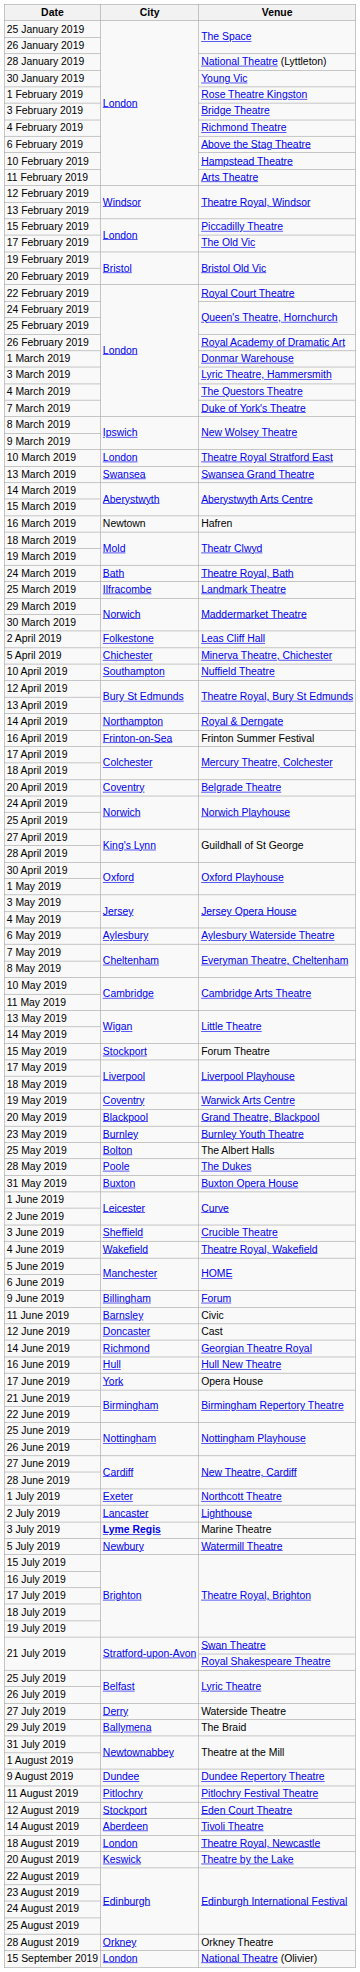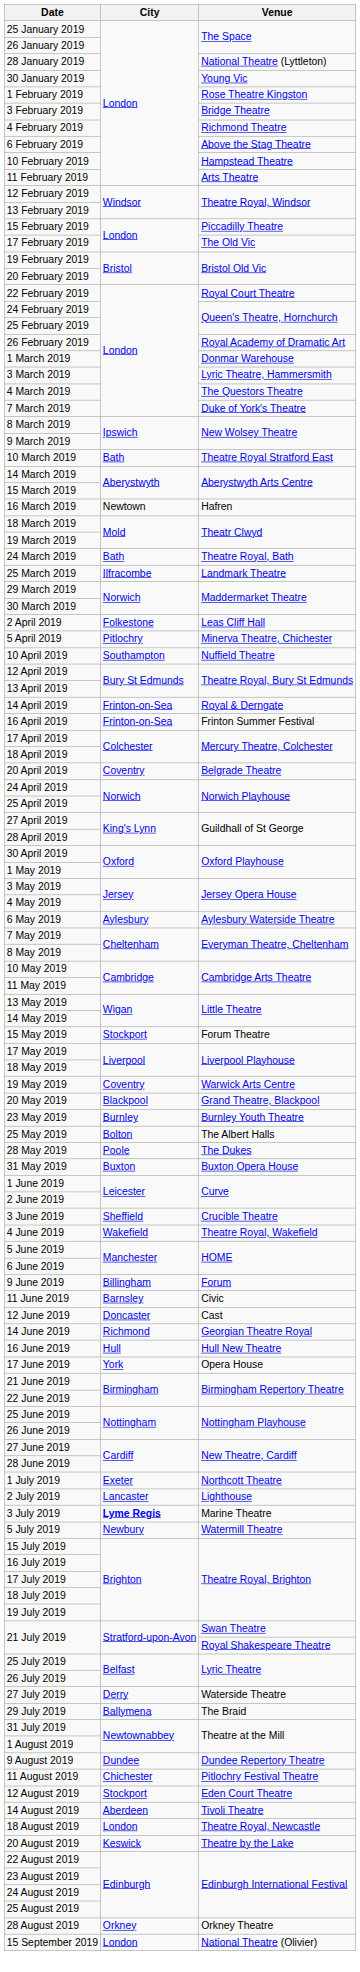(120, 458) London -> (114, 458) Bath
- row: (41, 474)
(128, 656) Chichester -> (123, 639) Pitlochry
(133, 721) Northampton -> (138, 705) Frinton-on-Sea
(123, 1794) Pitlochry -> (128, 1777) Chichester
